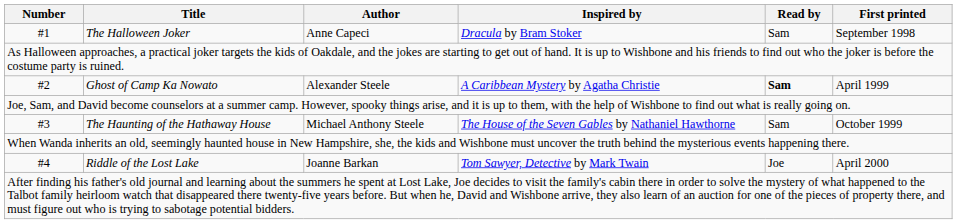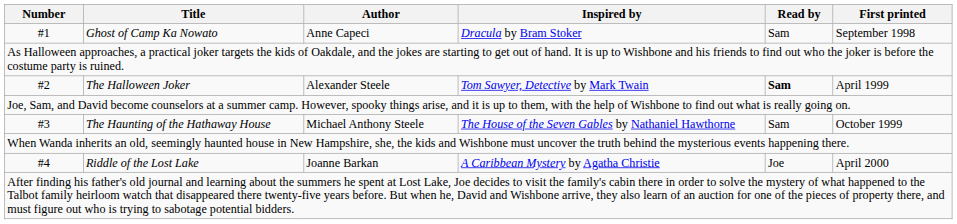(138, 33) The Halloween Joker -> (152, 33) Ghost of Camp Ka Nowato
(152, 85) Ghost of Camp Ka Nowato -> (138, 85) The Halloween Joker
(560, 85) A Caribbean Mystery by Agatha Christie -> (555, 85) Tom Sawyer, Detective by Mark Twain
(555, 162) Tom Sawyer, Detective by Mark Twain -> (560, 162) A Caribbean Mystery by Agatha Christie
